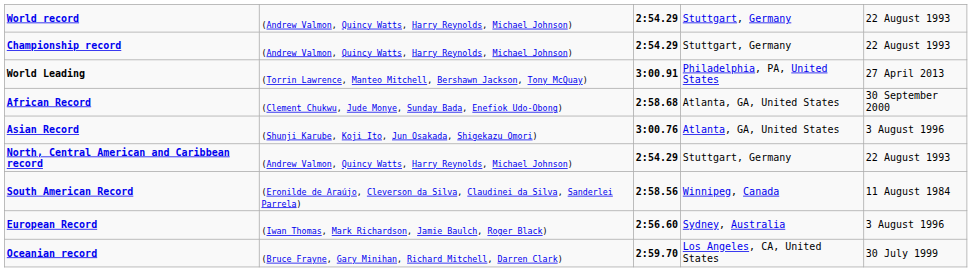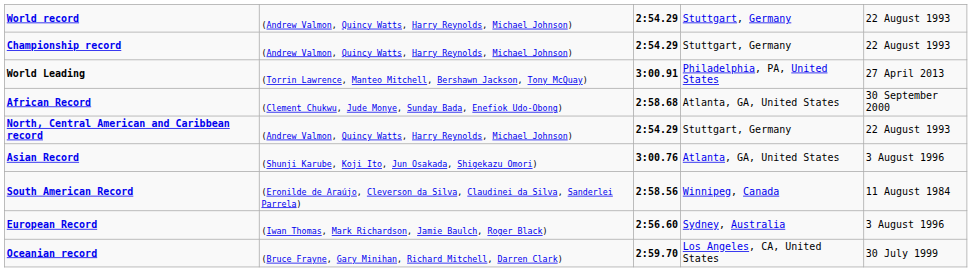rows swapped: (43, 130) <-> (118, 158)
